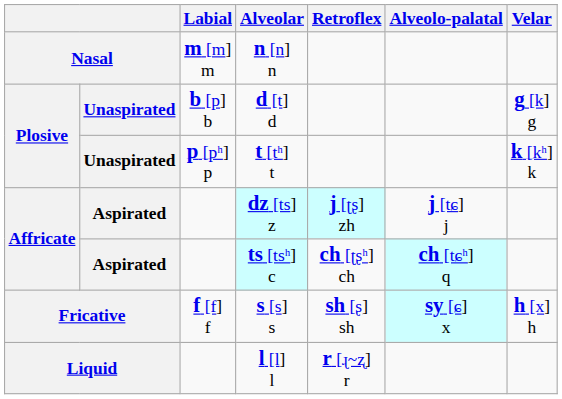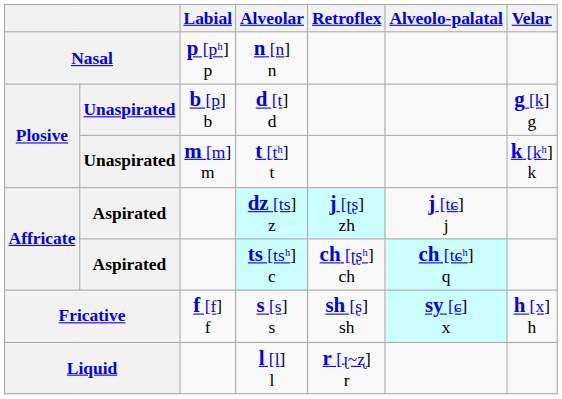(208, 57) m [m] m -> (208, 57) p [pʰ] p
(208, 161) p [pʰ] p -> (208, 161) m [m] m
